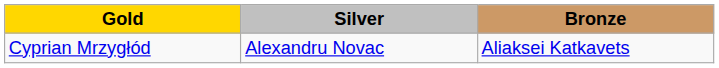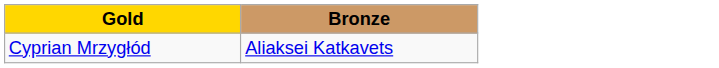- column: (359, 18)
